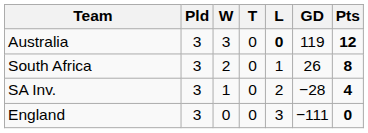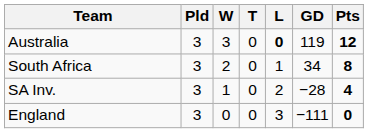(312, 66) 26 -> (312, 66) 34
